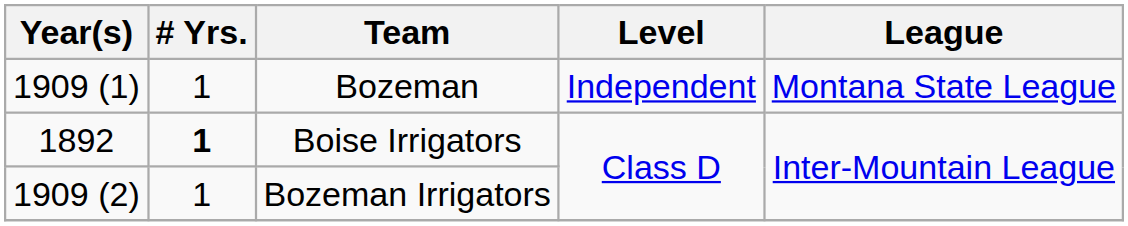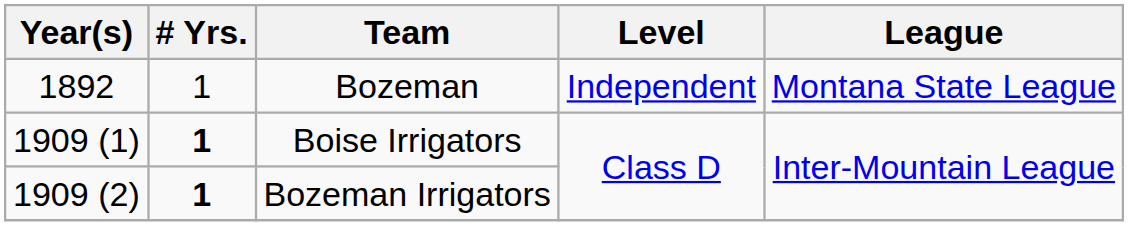(76, 86) 1909 (1) -> (76, 86) 1892
(76, 140) 1892 -> (76, 140) 1909 (1)
(202, 194) normal -> (202, 194) bold
